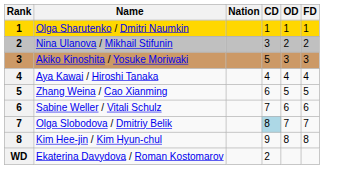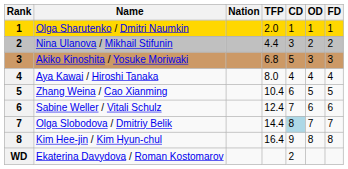+ column: (274, 12)
